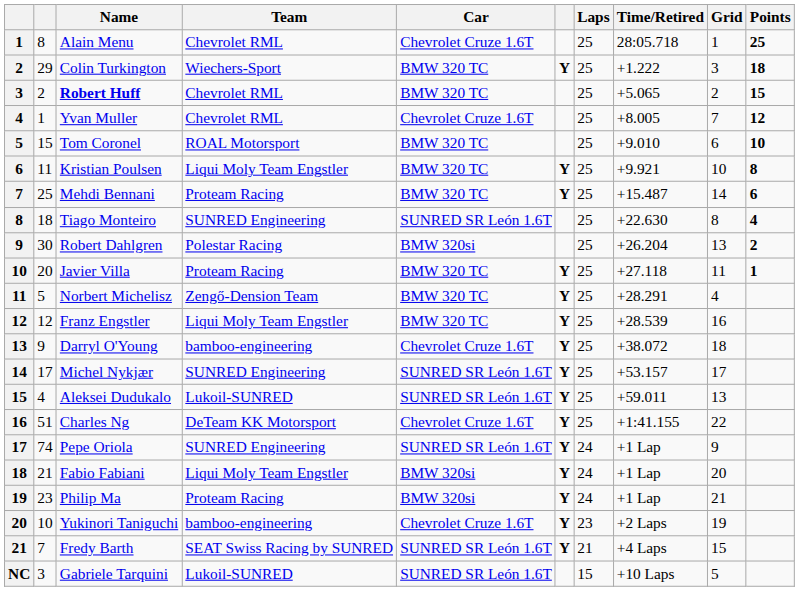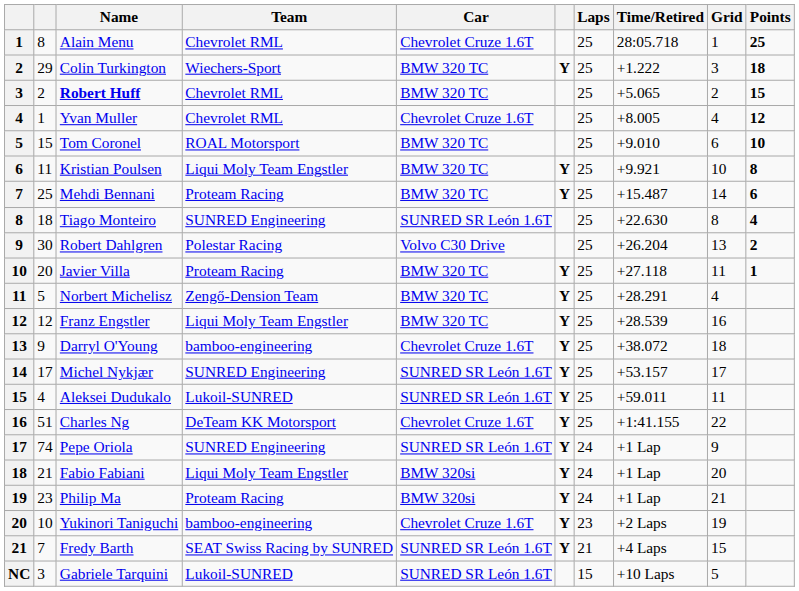(715, 118) 7 -> (715, 118) 4
(438, 245) BMW 320si -> (452, 245) Volvo C30 Drive
(719, 397) 13 -> (718, 397) 11
